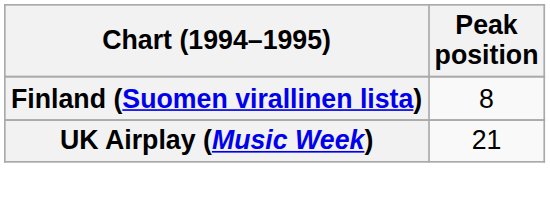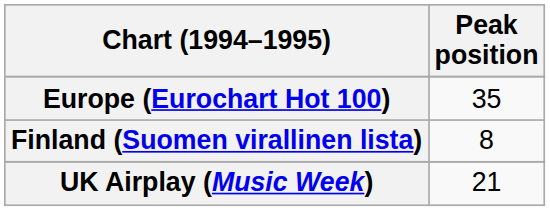+ row: (217, 98)
